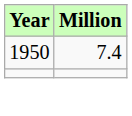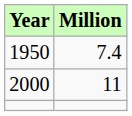+ row: (29, 84)
